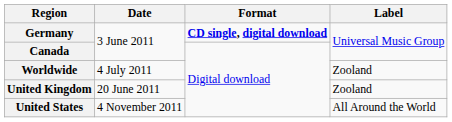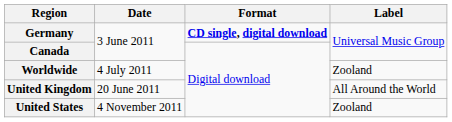(352, 88) Zooland -> (384, 88) All Around the World
(384, 107) All Around the World -> (352, 107) Zooland
